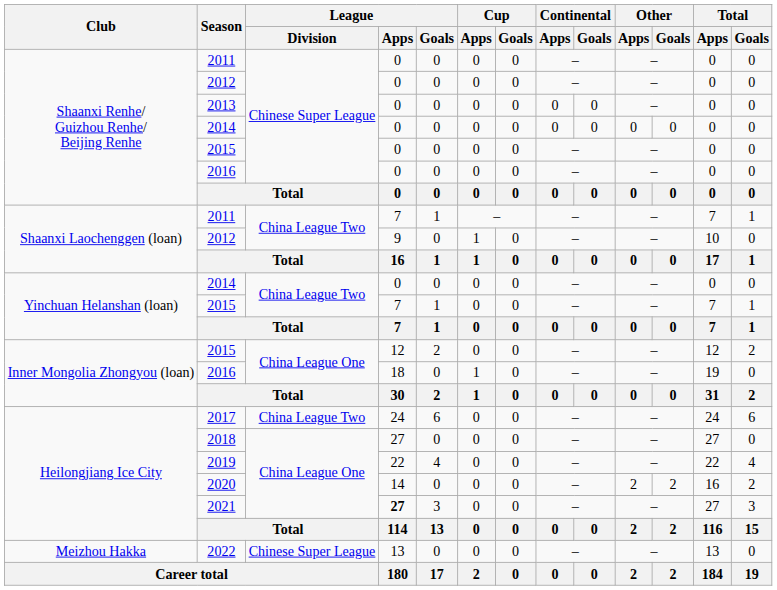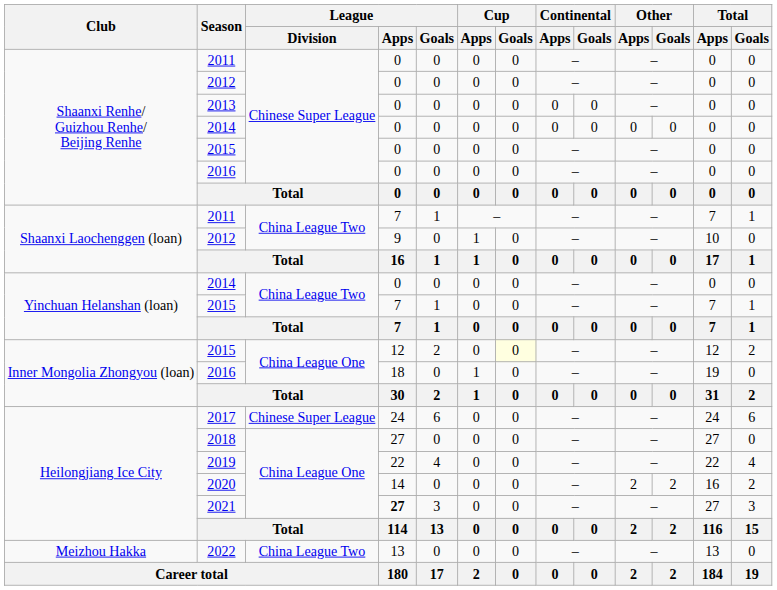(516, 350) no background -> (516, 350) lightyellow background
(312, 417) China League Two -> (312, 417) Chinese Super League
(312, 551) Chinese Super League -> (312, 551) China League Two
